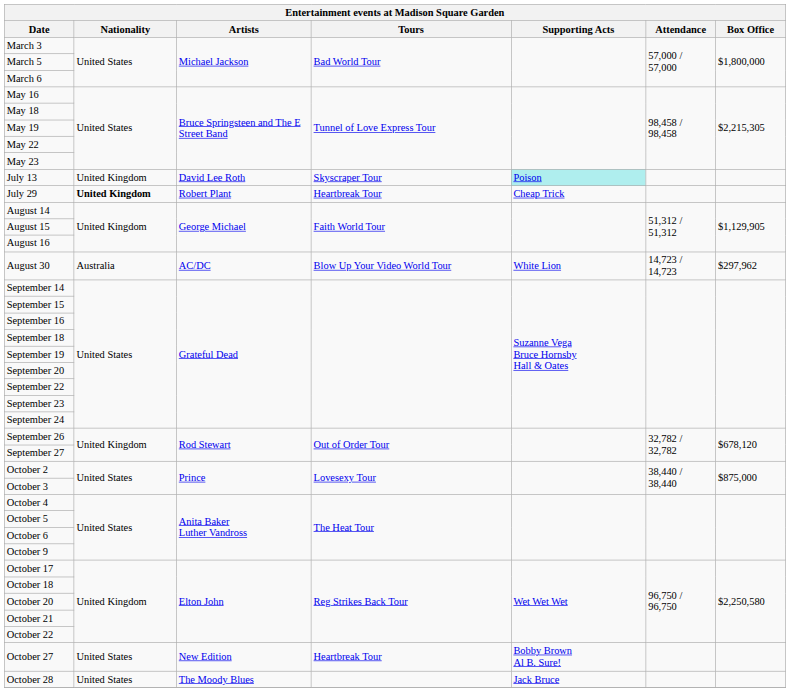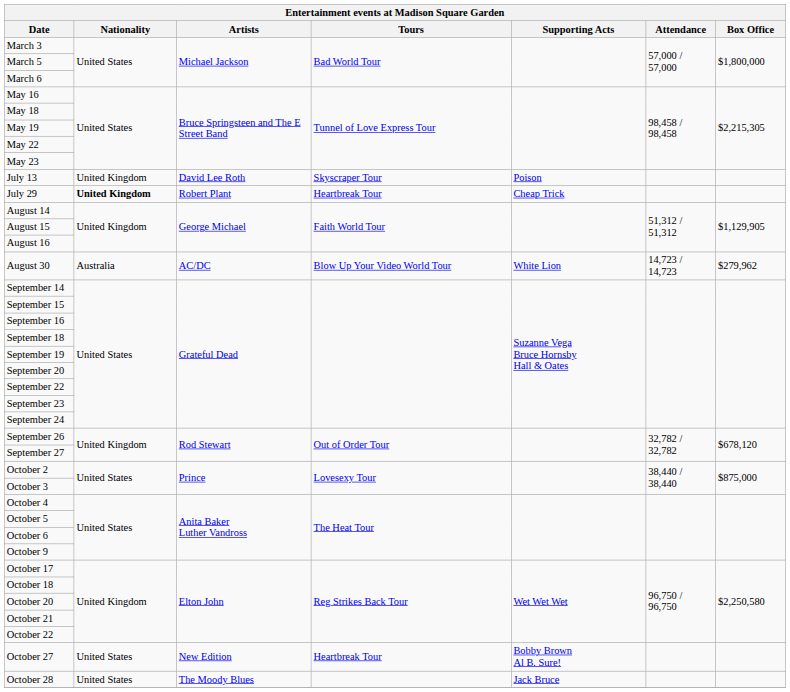(528, 177) paleturquoise background -> (528, 177) no background
(737, 266) $297,962 -> (737, 266) $279,962
